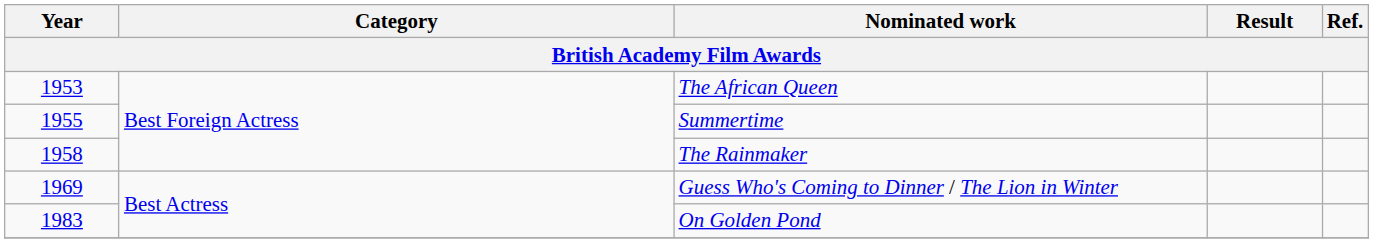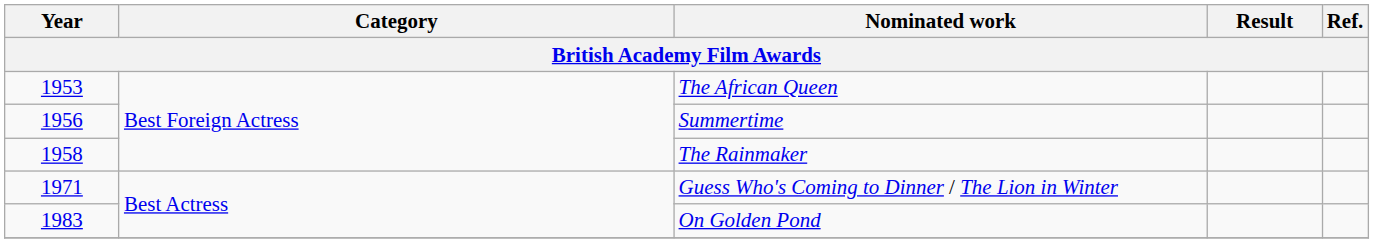(62, 120) 1955 -> (62, 120) 1956
(62, 187) 1969 -> (62, 187) 1971
